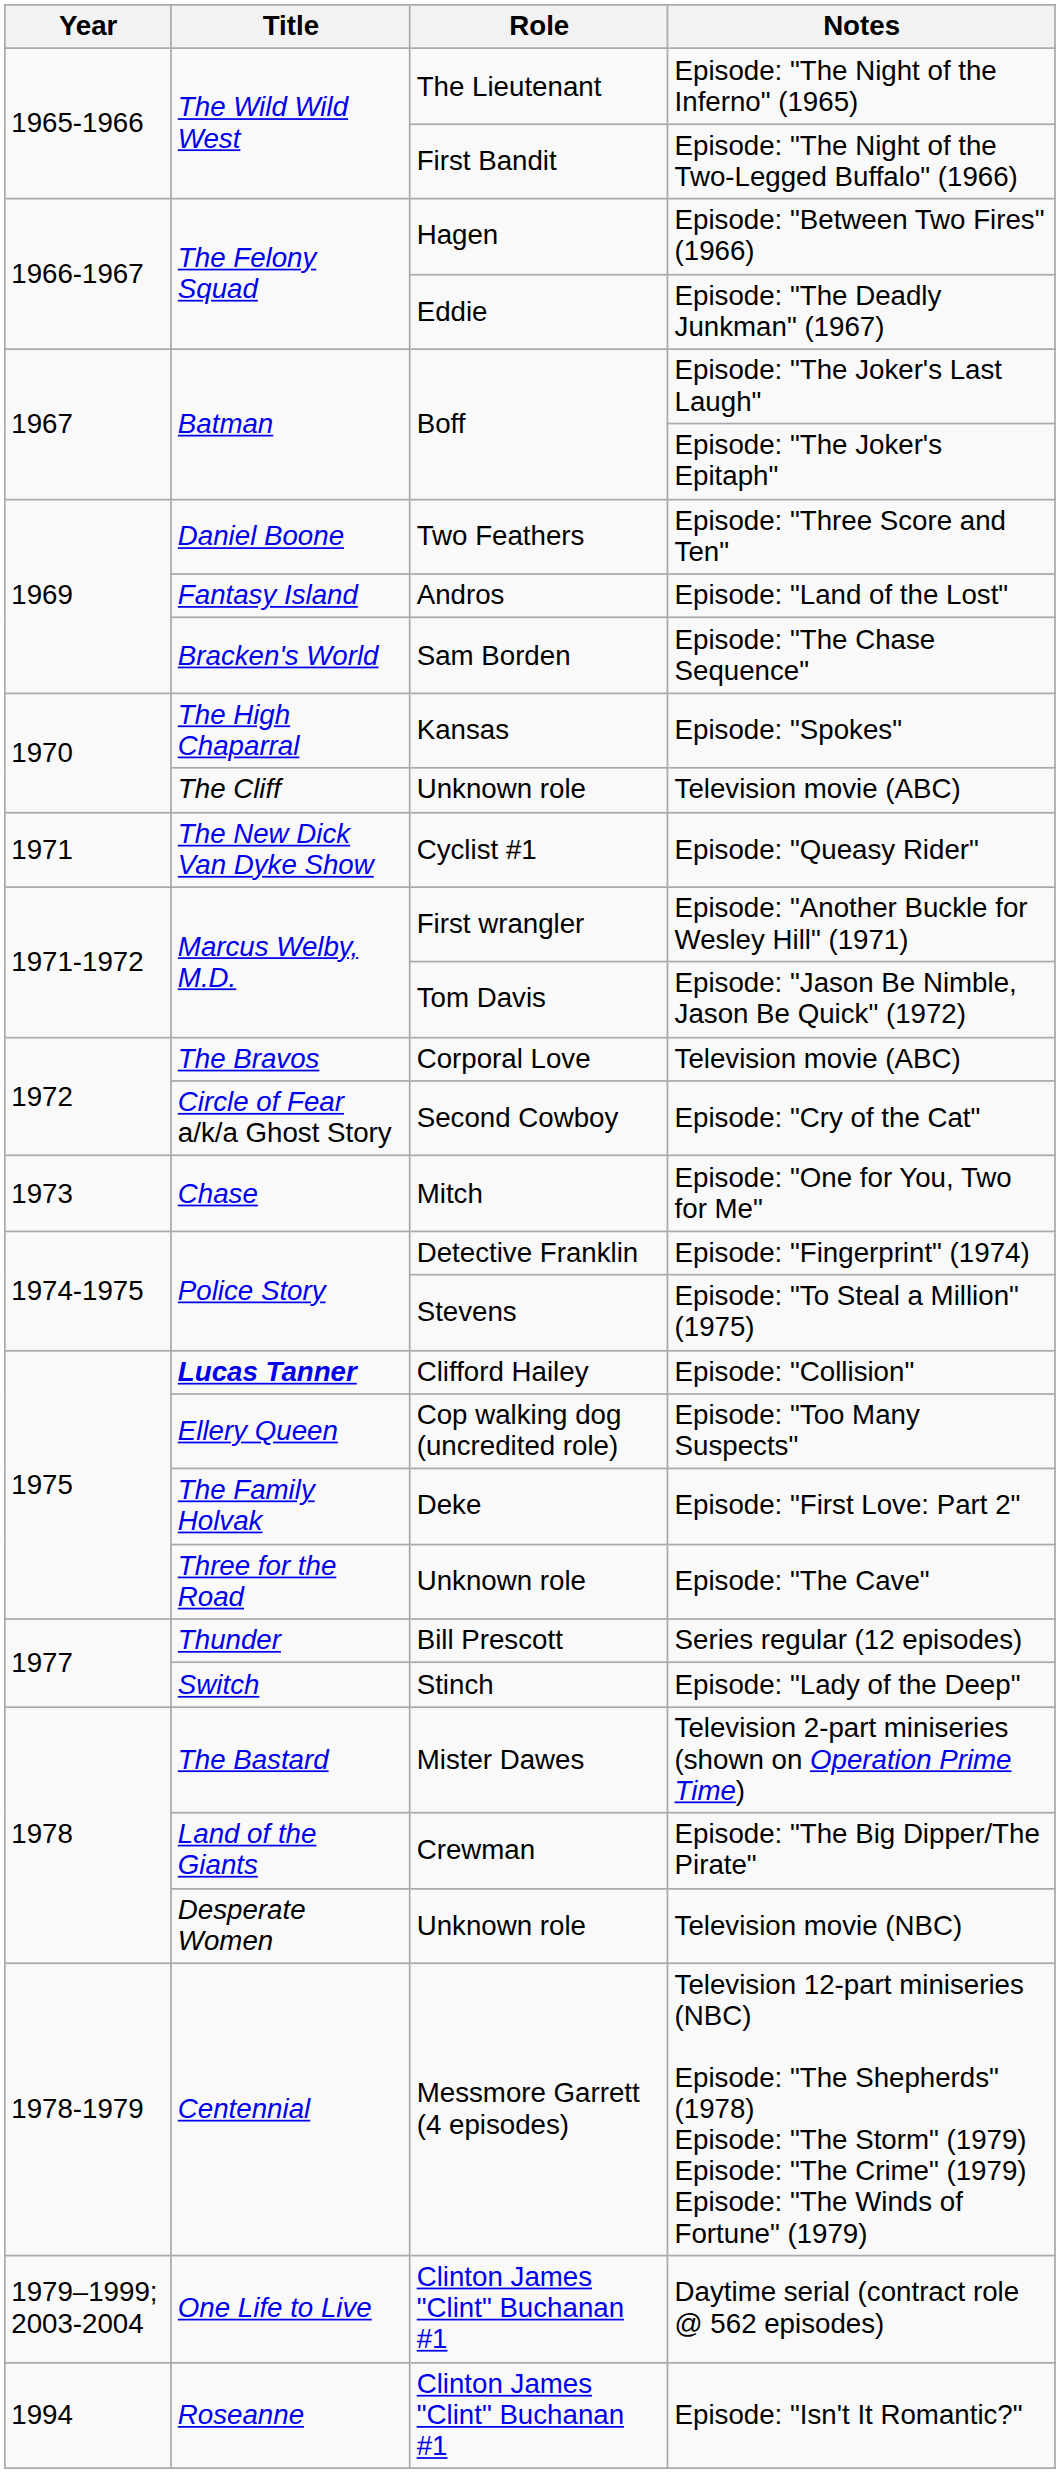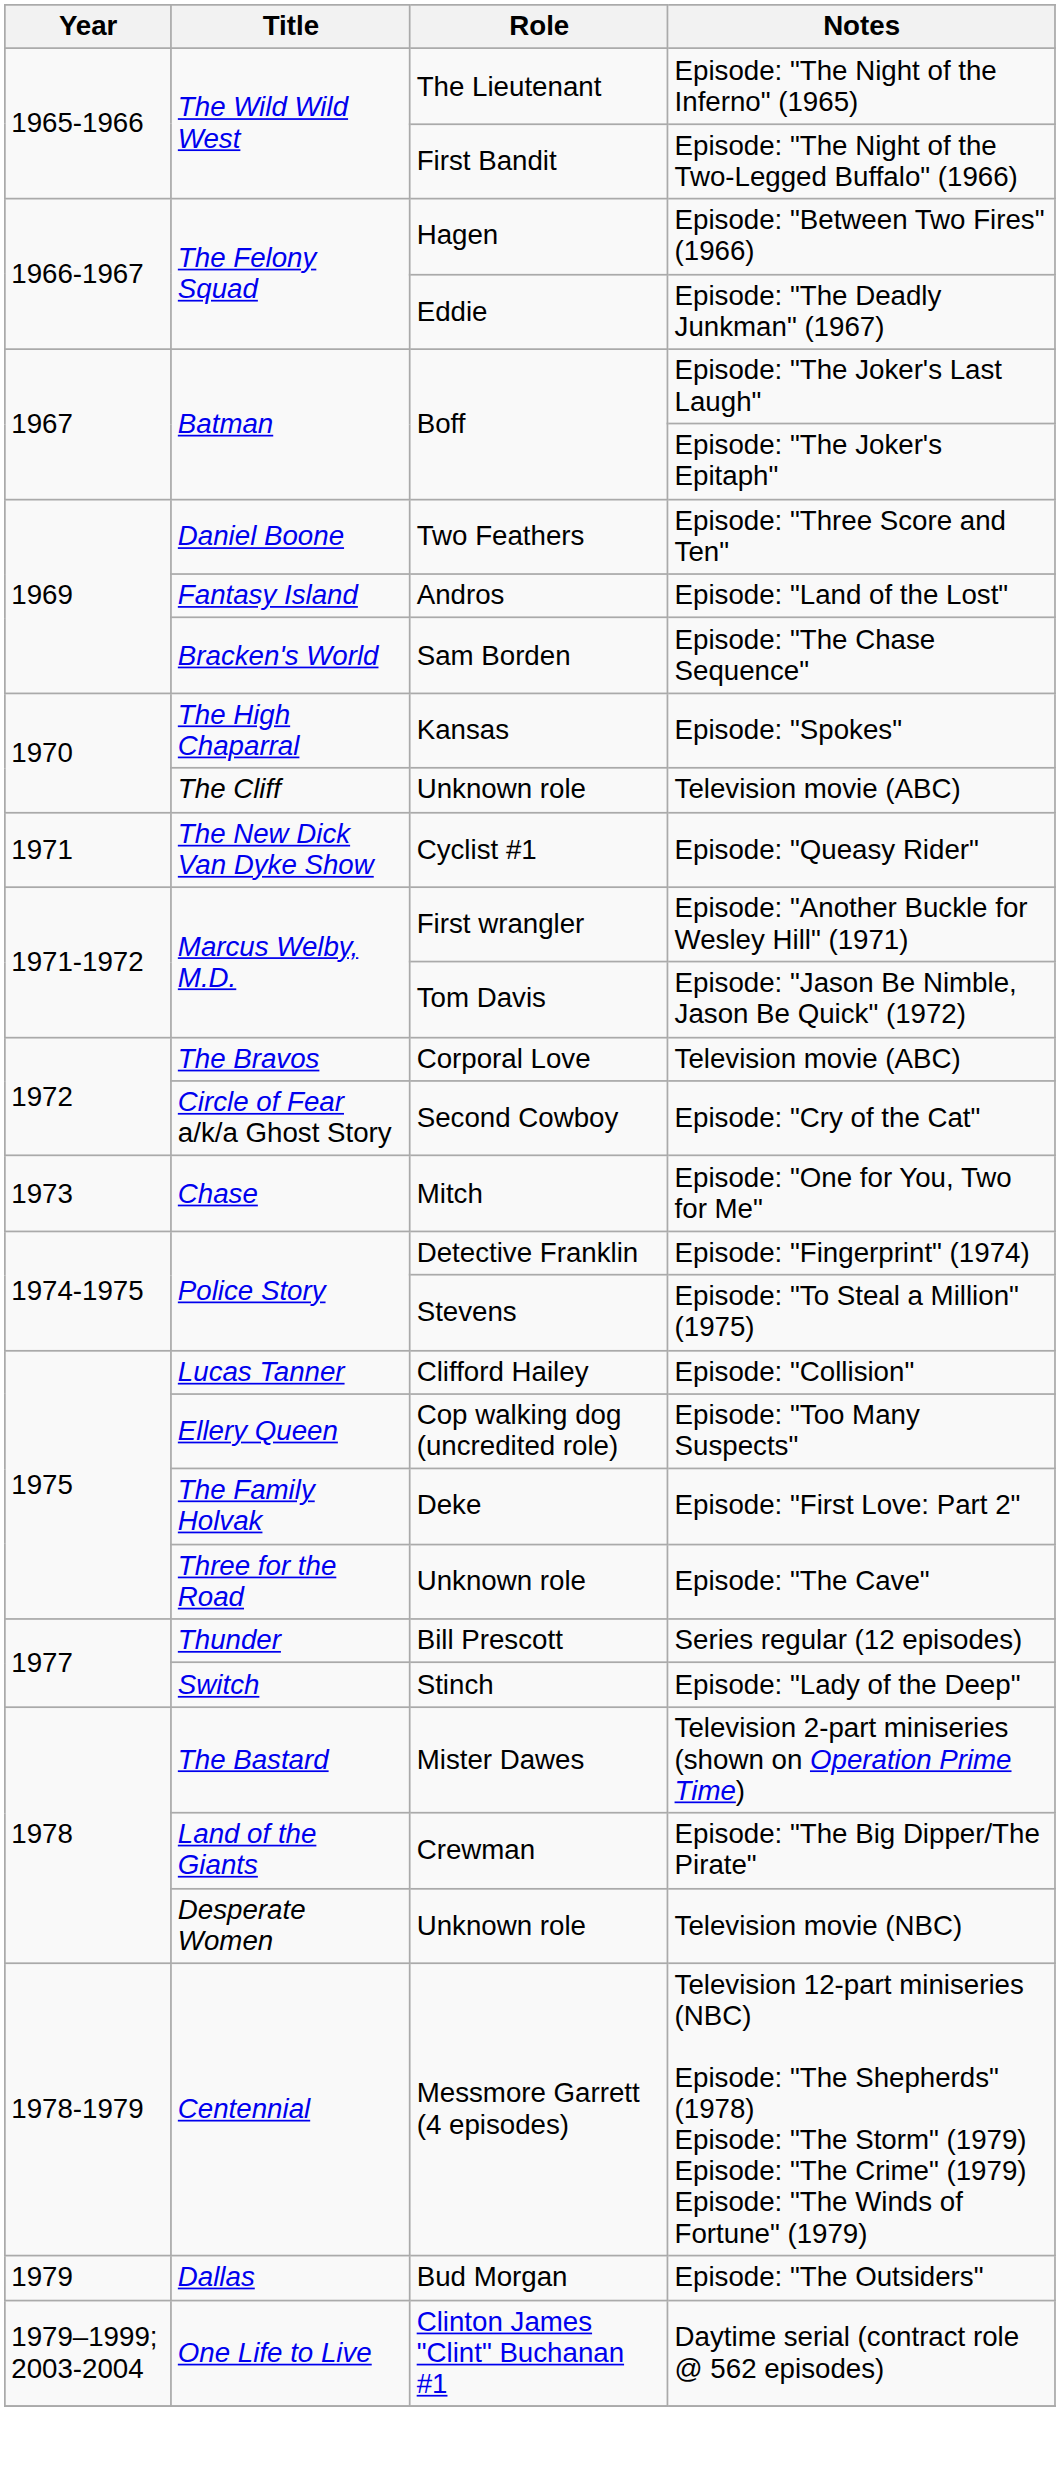(267, 1371) bold -> (261, 1371) normal
+ row: (492, 2277)
- row: (520, 2414)
